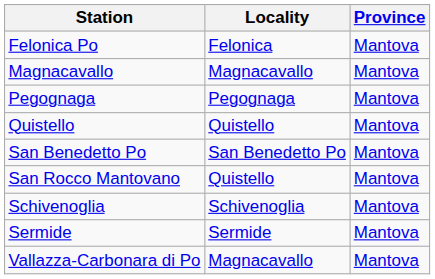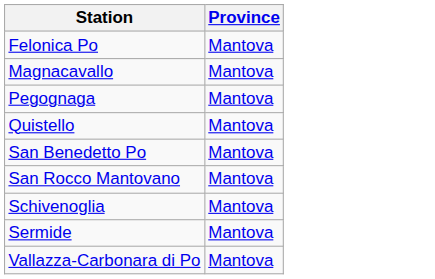- column: (277, 17)
